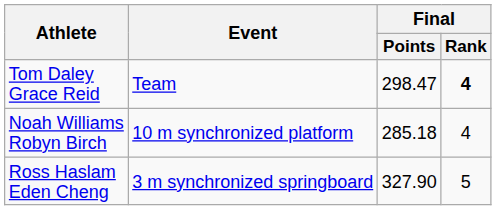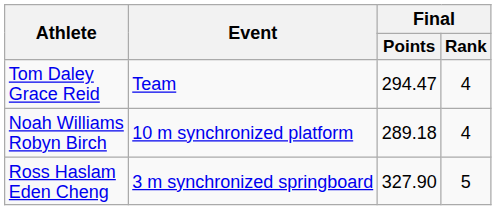(409, 85) 298.47 -> (409, 85) 294.47
(466, 85) bold -> (466, 85) normal
(409, 133) 285.18 -> (409, 133) 289.18
